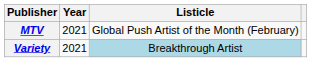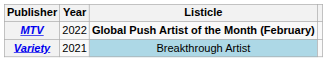(75, 30) 2021 -> (75, 30) 2022
(195, 30) normal -> (203, 30) bold
